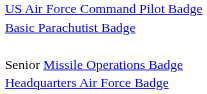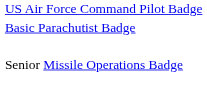- row: (87, 83)
